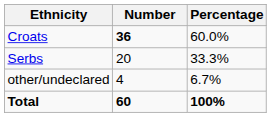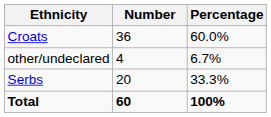(123, 36) bold -> (123, 36) normal
rows swapped: (25, 58) <-> (59, 79)
